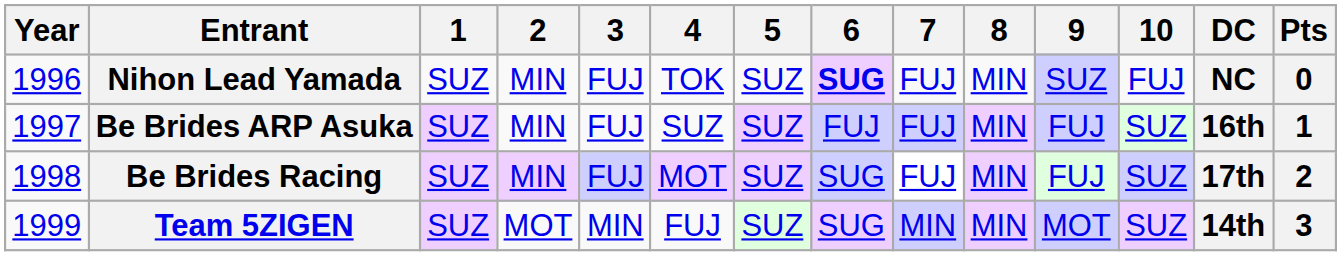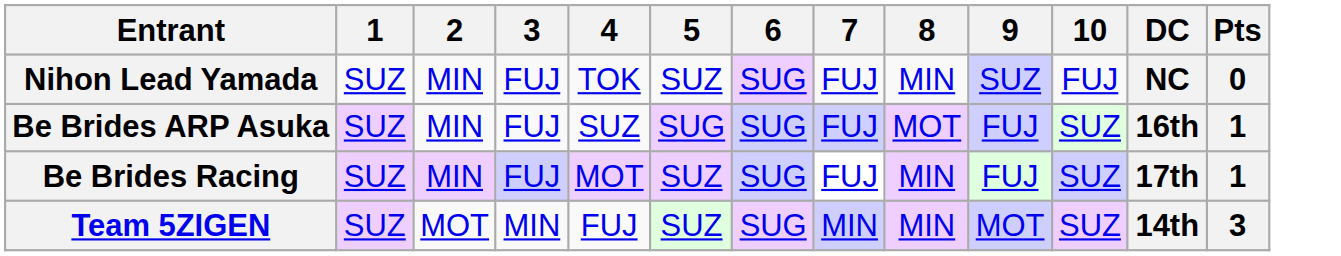- column: (47, 30)
(851, 79) bold -> (773, 79) normal
(772, 128) SUZ -> (692, 128) SUG
(851, 128) FUJ -> (773, 128) SUG
(999, 128) MIN -> (927, 128) MOT
(1304, 177) 2 -> (1238, 177) 1
